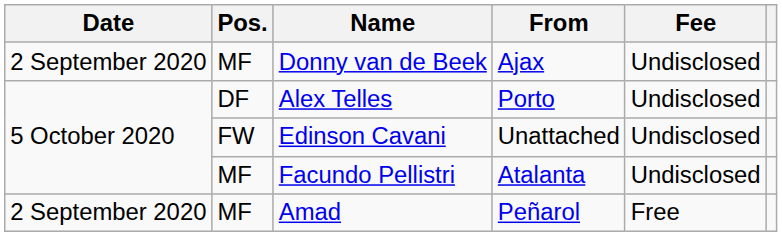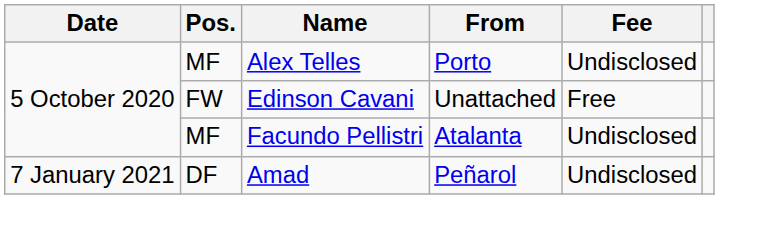- row: (383, 61)
(233, 99) DF -> (203, 61) MF
(696, 136) Undisclosed -> (592, 99) Free
(108, 212) 2 September 2020 -> (92, 174) 7 January 2021
(235, 212) MF -> (201, 174) DF
(655, 212) Free -> (632, 174) Undisclosed
